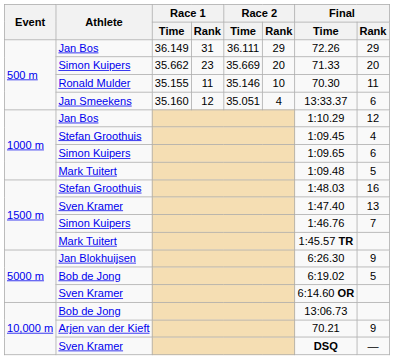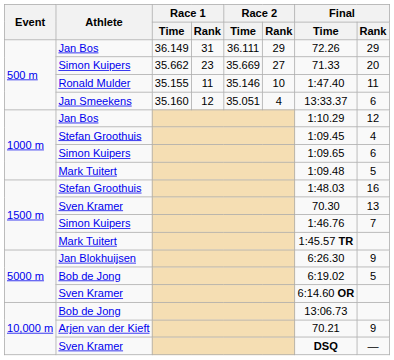(279, 66) 20 -> (279, 66) 27
(326, 84) 70.30 -> (326, 84) 1:47.40
(326, 206) 1:47.40 -> (326, 206) 70.30
